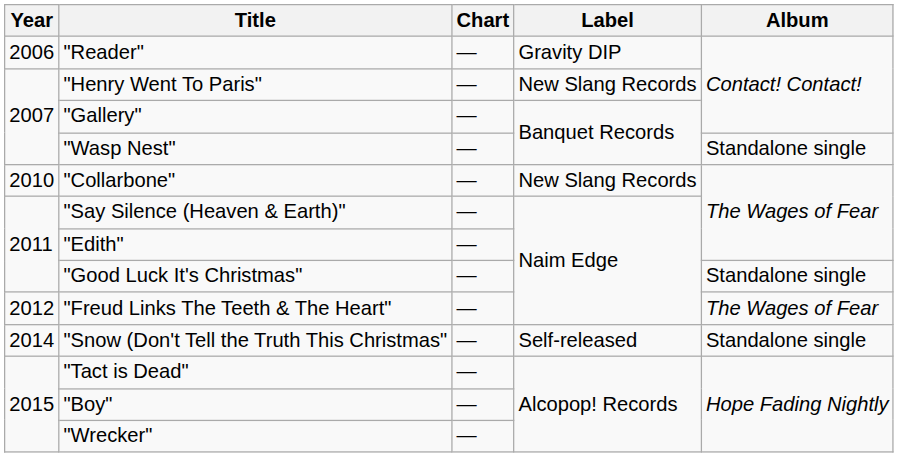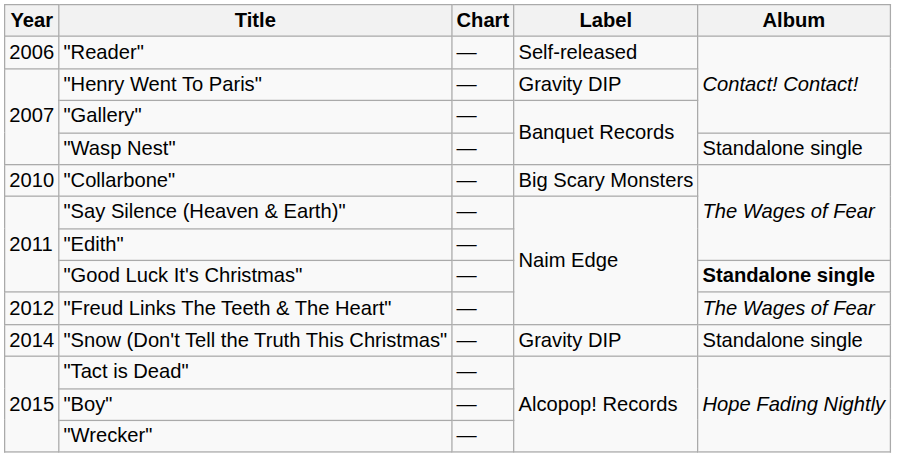(570, 52) Gravity DIP -> (578, 52) Self-released
(608, 84) New Slang Records -> (570, 84) Gravity DIP
(608, 180) New Slang Records -> (606, 180) Big Scary Monsters
(786, 276) normal -> (789, 276) bold
(578, 340) Self-released -> (570, 340) Gravity DIP
